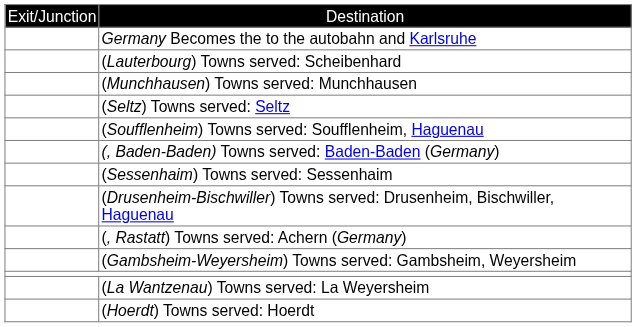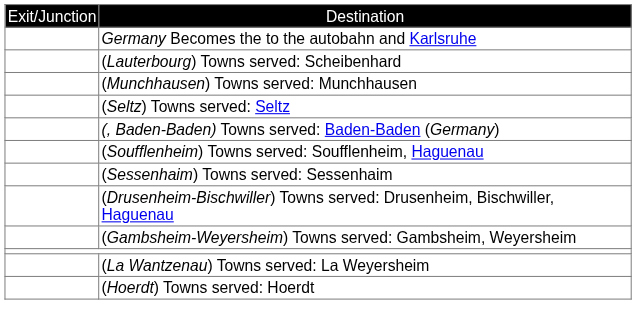rows swapped: (301, 152) <-> (293, 129)
- row: (254, 237)
